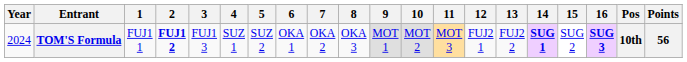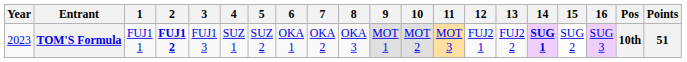(19, 40) 2024 -> (19, 40) 2023
(602, 40) bold -> (601, 40) normal
(663, 40) 56 -> (663, 40) 51
